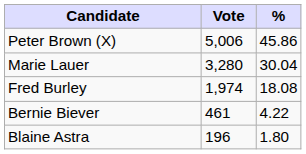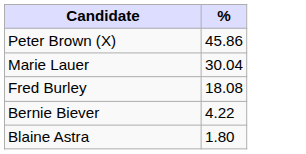- column: (229, 16)
